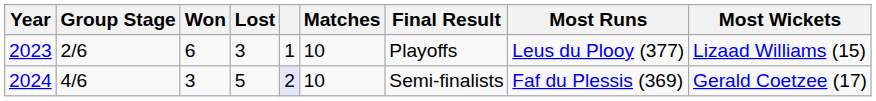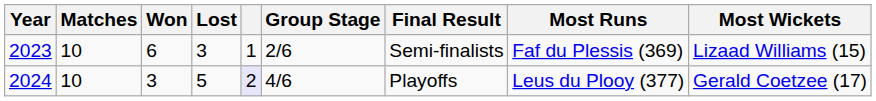columns swapped: (342, 19) <-> (118, 19)
(423, 50) Playoffs -> (446, 50) Semi-finalists
(598, 50) Leus du Plooy (377) -> (598, 50) Faf du Plessis (369)
(446, 80) Semi-finalists -> (423, 80) Playoffs
(598, 80) Faf du Plessis (369) -> (598, 80) Leus du Plooy (377)
